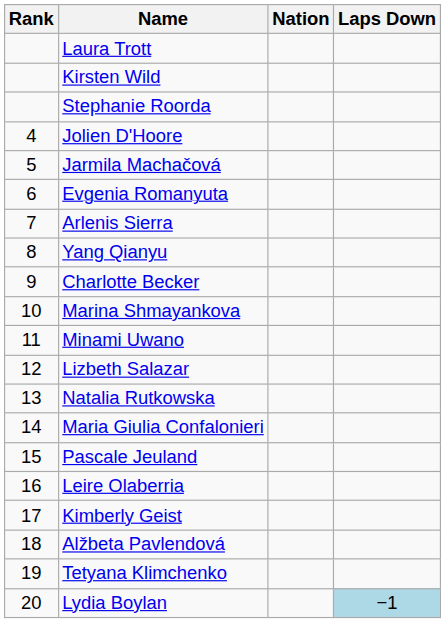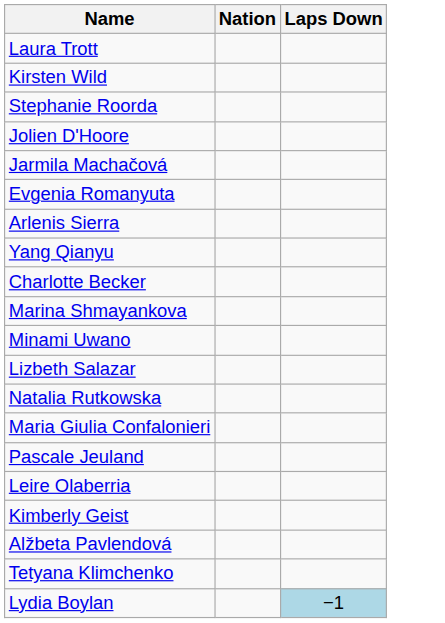- column: (31, 19)
